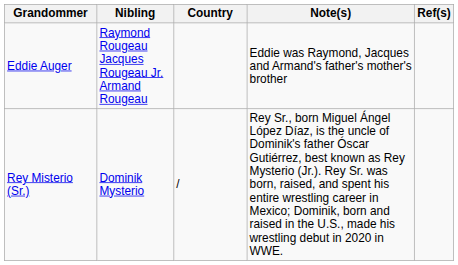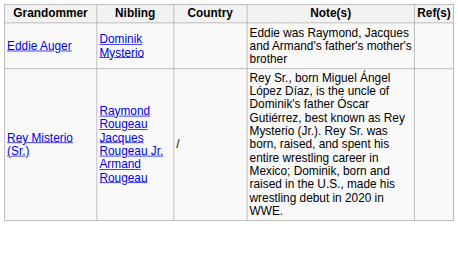(131, 65) Raymond Rougeau Jacques Rougeau Jr. Armand Rougeau -> (122, 45) Dominik Mysterio
(122, 184) Dominik Mysterio -> (131, 144) Raymond Rougeau Jacques Rougeau Jr. Armand Rougeau
